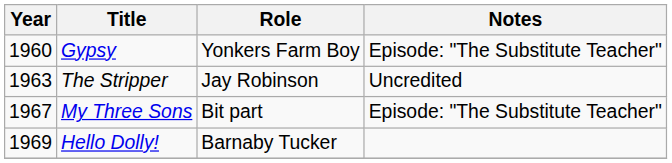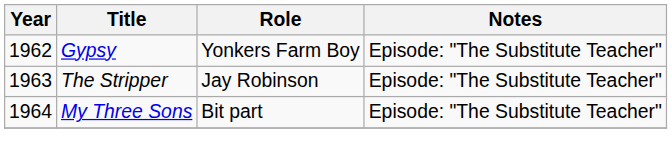(31, 50) 1960 -> (31, 50) 1962
(416, 81) Uncredited -> (515, 81) Episode: "The Substitute Teacher"
(31, 111) 1967 -> (31, 111) 1964
- row: (110, 142)
